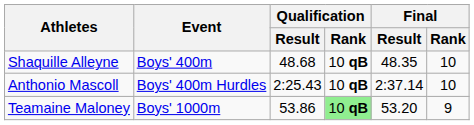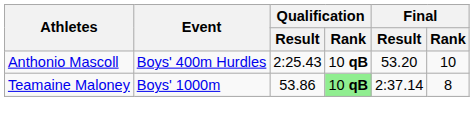- row: (63, 62)
(399, 85) 2:37.14 -> (399, 62) 53.20
(399, 108) 53.20 -> (399, 85) 2:37.14
(448, 108) 9 -> (448, 85) 8
